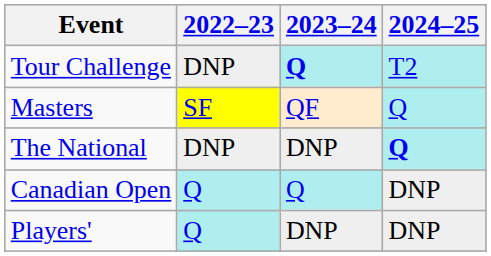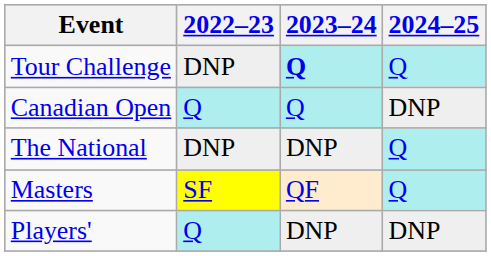(403, 66) T2 -> (398, 66) Q
rows swapped: (91, 189) <-> (52, 107)
(399, 148) bold -> (398, 148) normal
